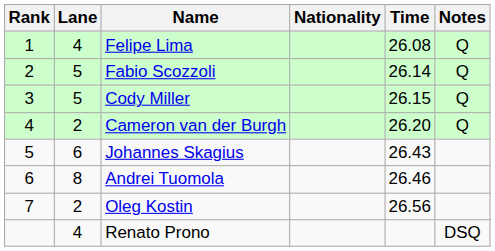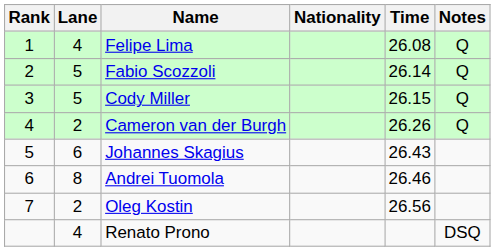(410, 125) 26.20 -> (410, 125) 26.26
